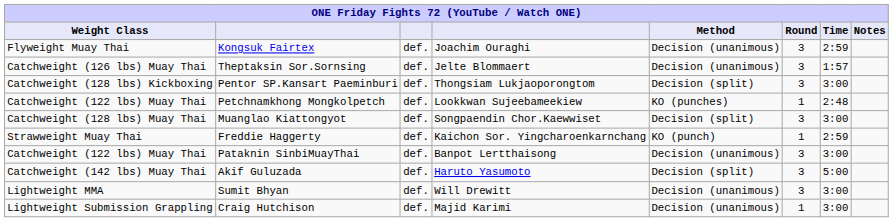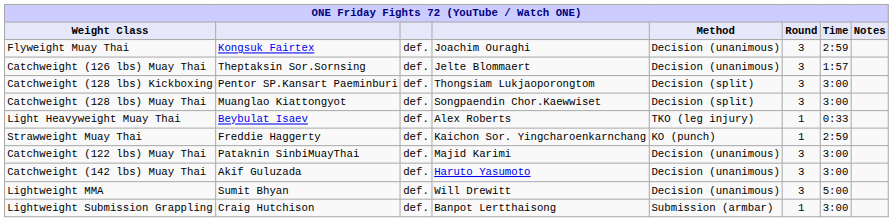- row: (302, 102)
+ row: (263, 120)
(495, 155) Banpot Lertthaisong -> (473, 155) Majid Karimi
(703, 173) Decision (split) -> (716, 173) Decision (unanimous)
(835, 173) 5:00 -> (835, 173) 3:00
(835, 190) 3:00 -> (835, 190) 5:00
(473, 208) Majid Karimi -> (495, 208) Banpot Lertthaisong
(716, 208) Decision (unanimous) -> (712, 208) Submission (armbar)
